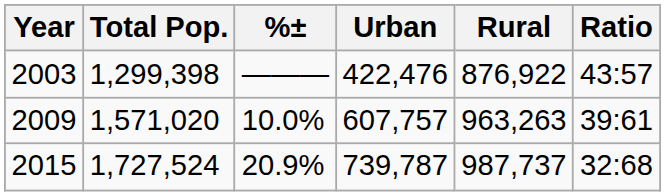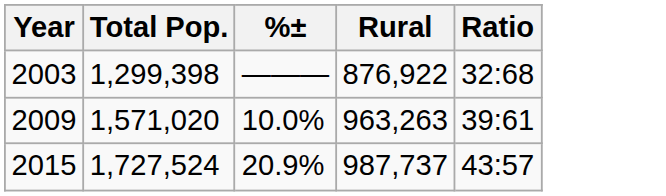- column: (395, 27)
(616, 73) 43:57 -> (498, 73) 32:68
(616, 166) 32:68 -> (498, 166) 43:57
